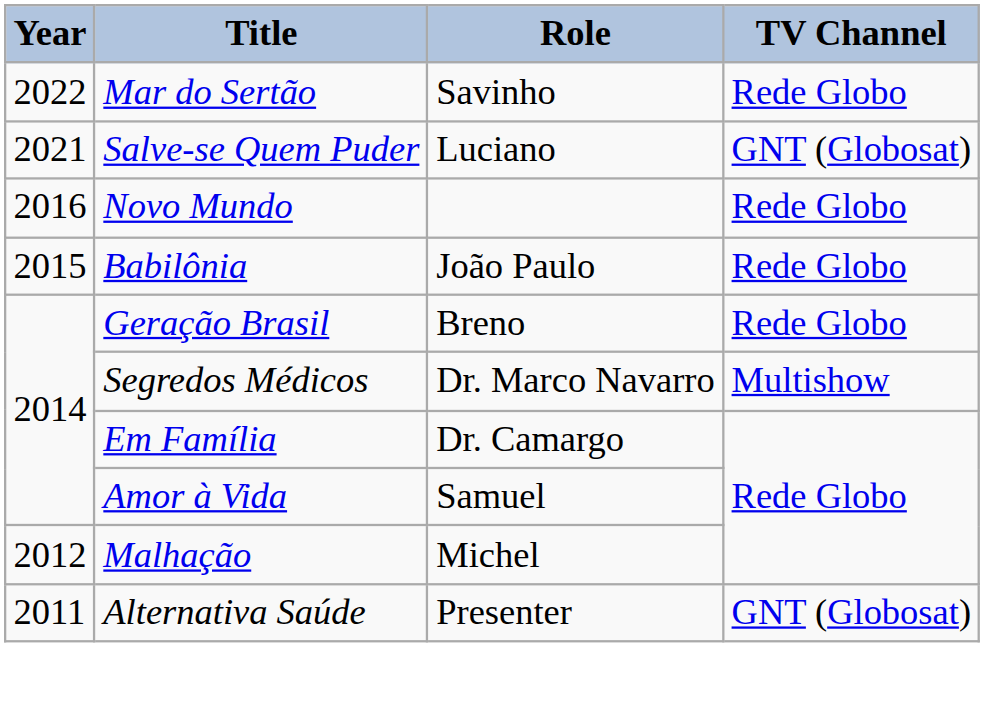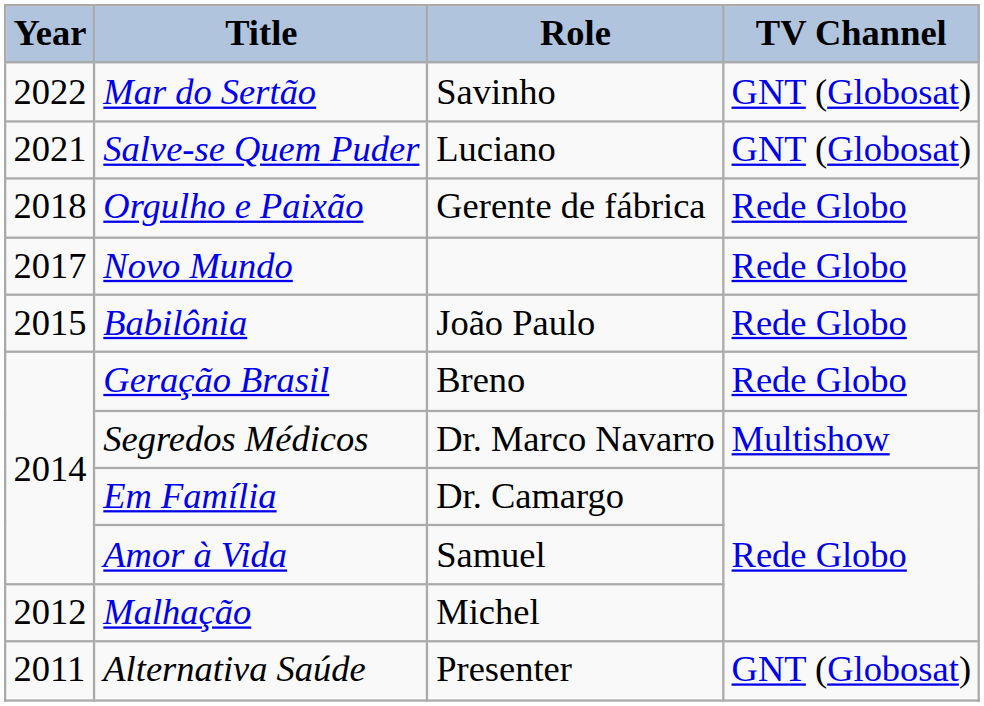(819, 91) Rede Globo -> (851, 91) GNT (Globosat)
+ row: (233, 206)
(50, 206) 2016 -> (50, 264) 2017
